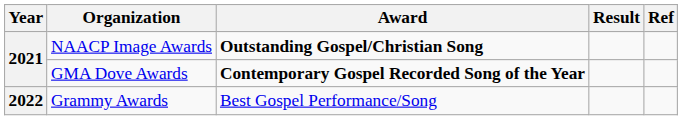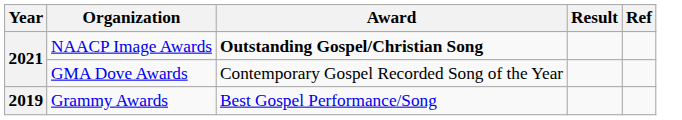(403, 73) bold -> (392, 73) normal
(26, 100) 2022 -> (26, 100) 2019
